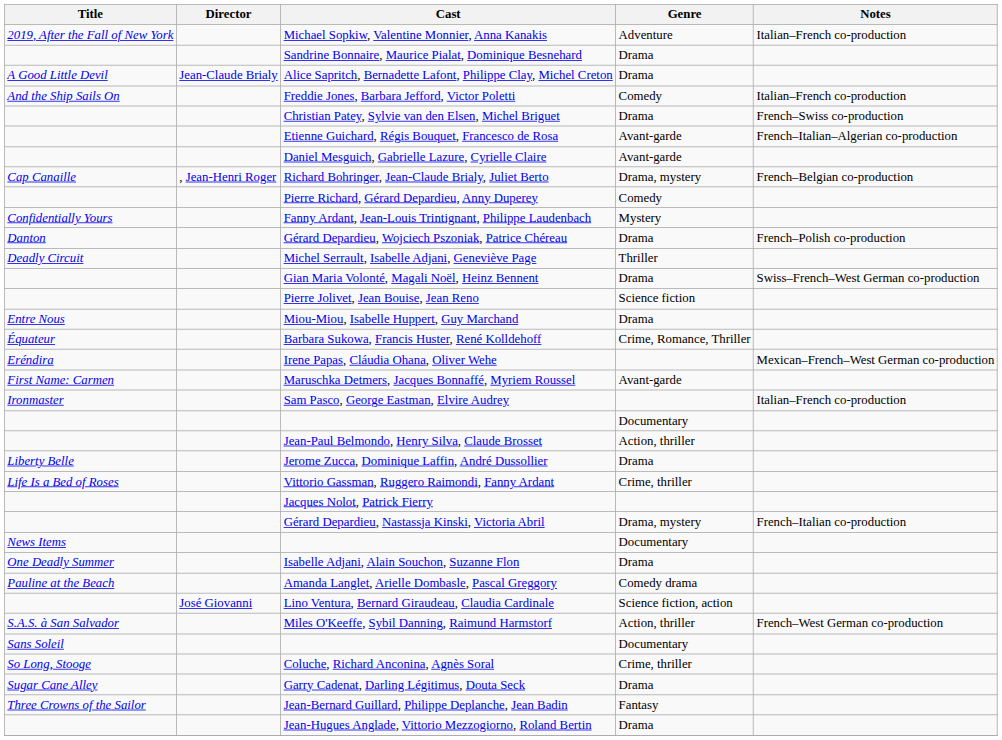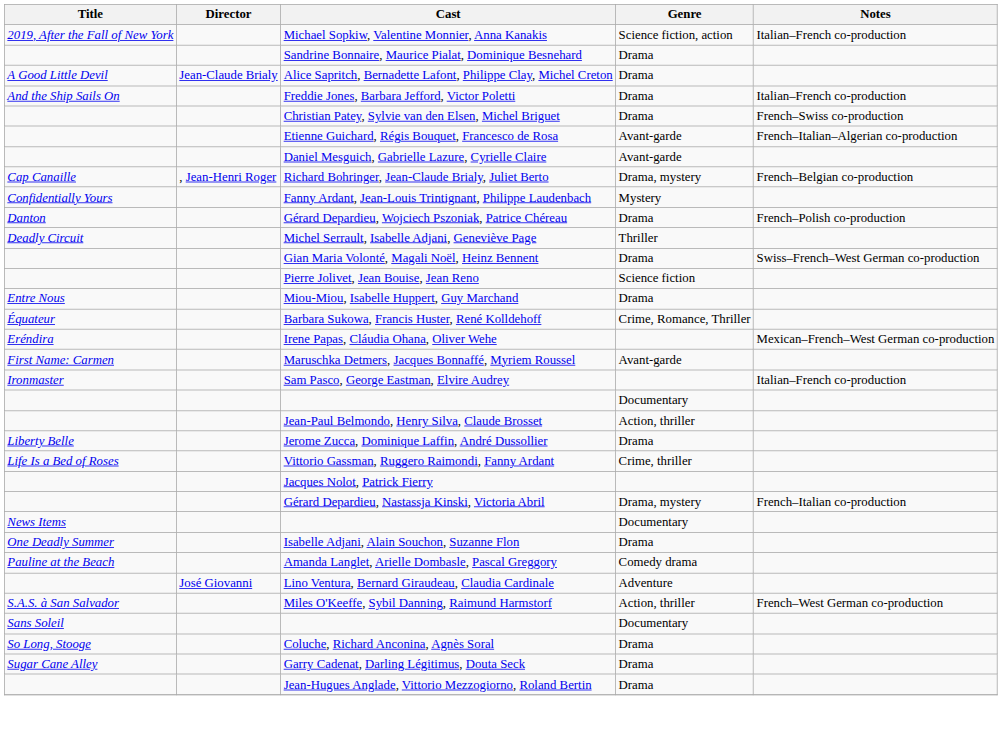(646, 34) Adventure -> (676, 34) Science fiction, action
(640, 95) Comedy -> (636, 95) Drama
- row: (90, 197)
(676, 603) Science fiction, action -> (646, 583) Adventure
(655, 664) Crime, thriller -> (636, 643) Drama
- row: (77, 704)
